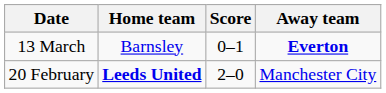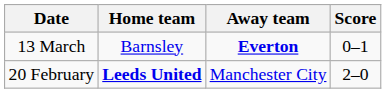columns swapped: (230, 18) <-> (318, 18)
